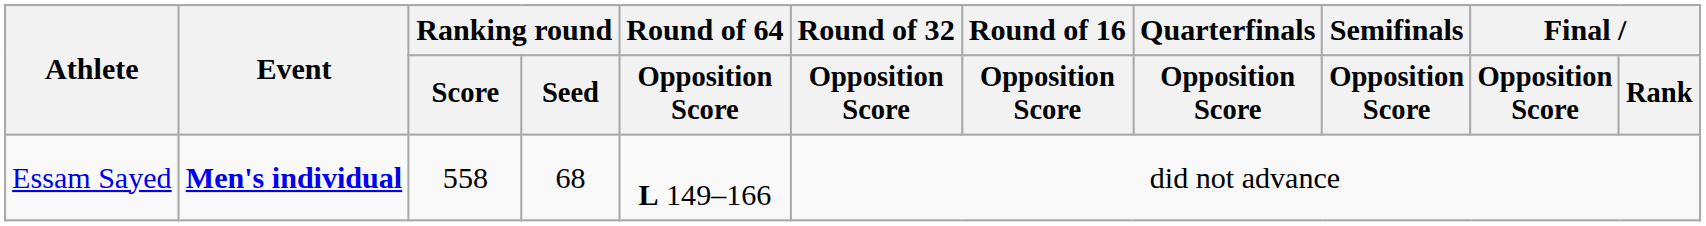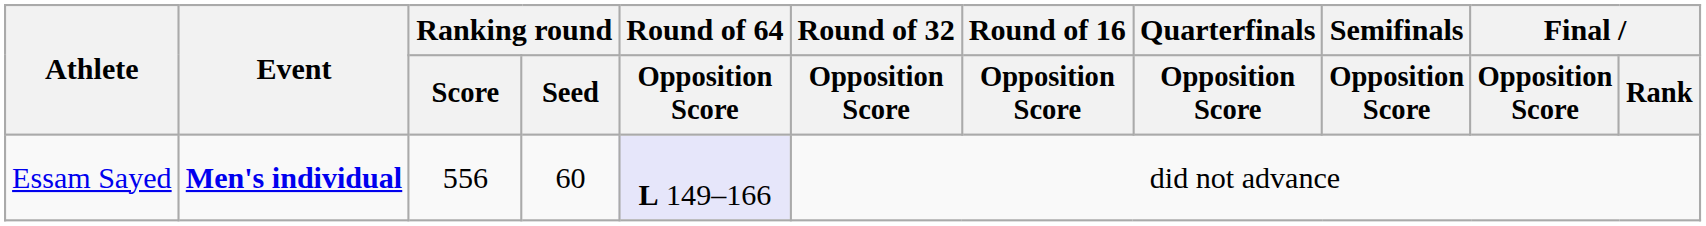(465, 177) 558 -> (465, 177) 556
(570, 177) 68 -> (570, 177) 60
(705, 195) no background -> (705, 195) lavender background
